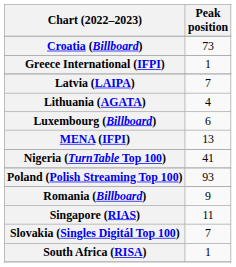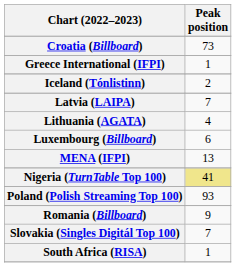+ row: (95, 83)
(208, 158) no background -> (208, 177) khaki background
- row: (95, 214)
